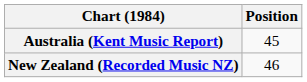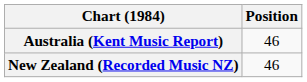(272, 40) 45 -> (272, 40) 46
